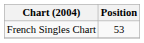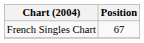(119, 29) 53 -> (119, 29) 67
